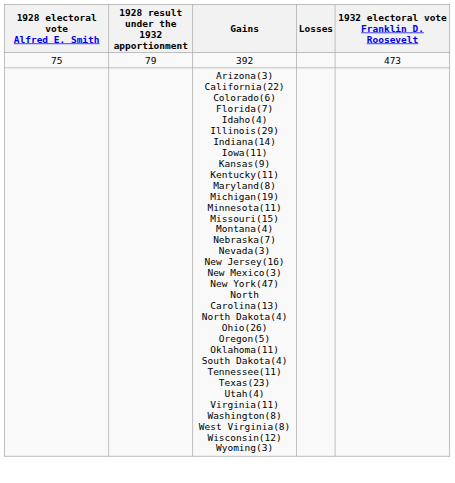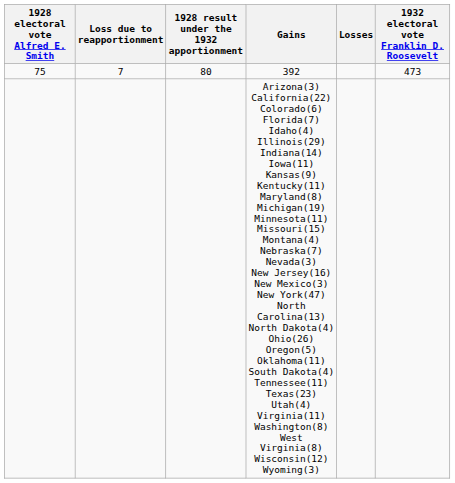+ column: (121, 34)
(151, 60) 79 -> (206, 71) 80
